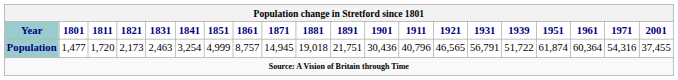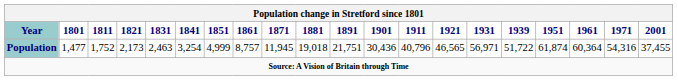(103, 48) 1,720 -> (103, 48) 1,752
(279, 48) 14,945 -> (279, 48) 11,945
(485, 48) 56,791 -> (484, 48) 56,971
